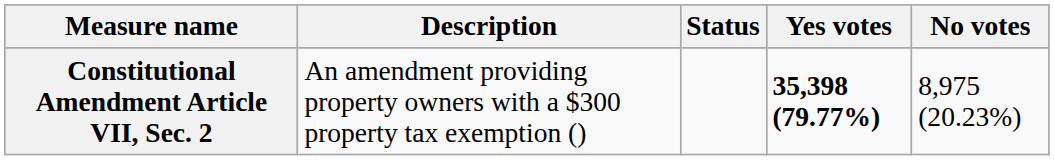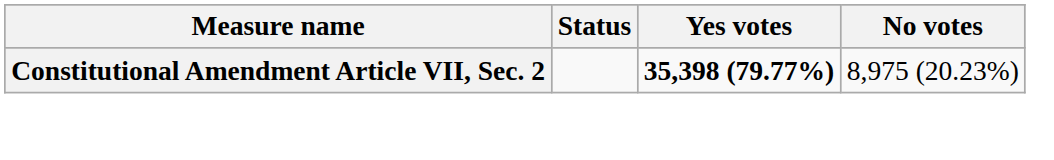- column: (489, 26)
